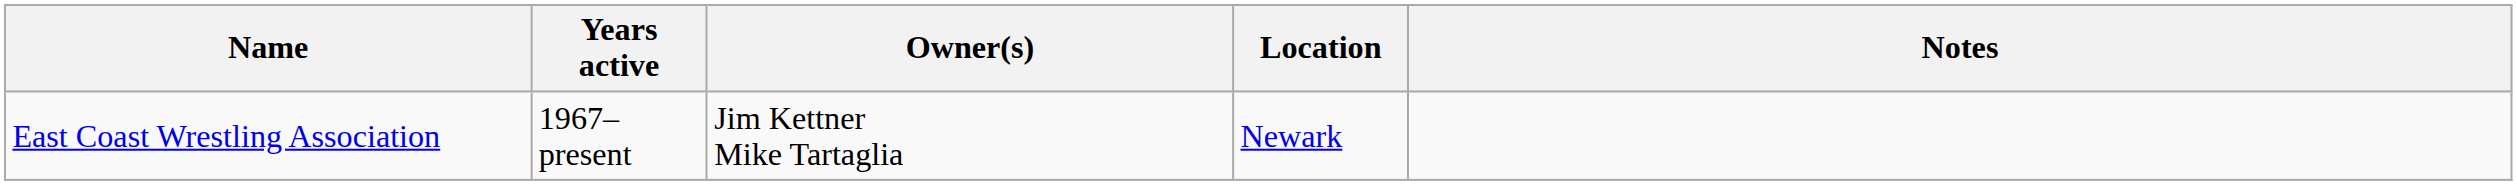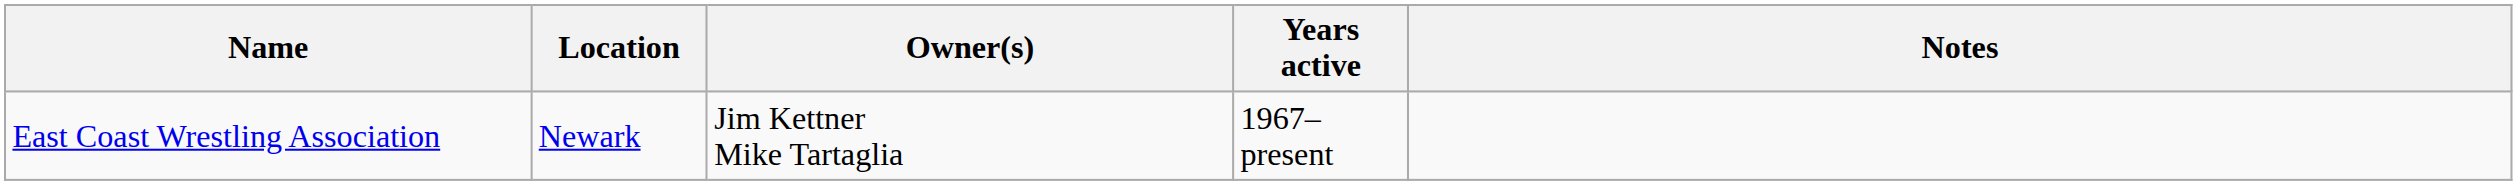columns swapped: (1321, 48) <-> (619, 48)
